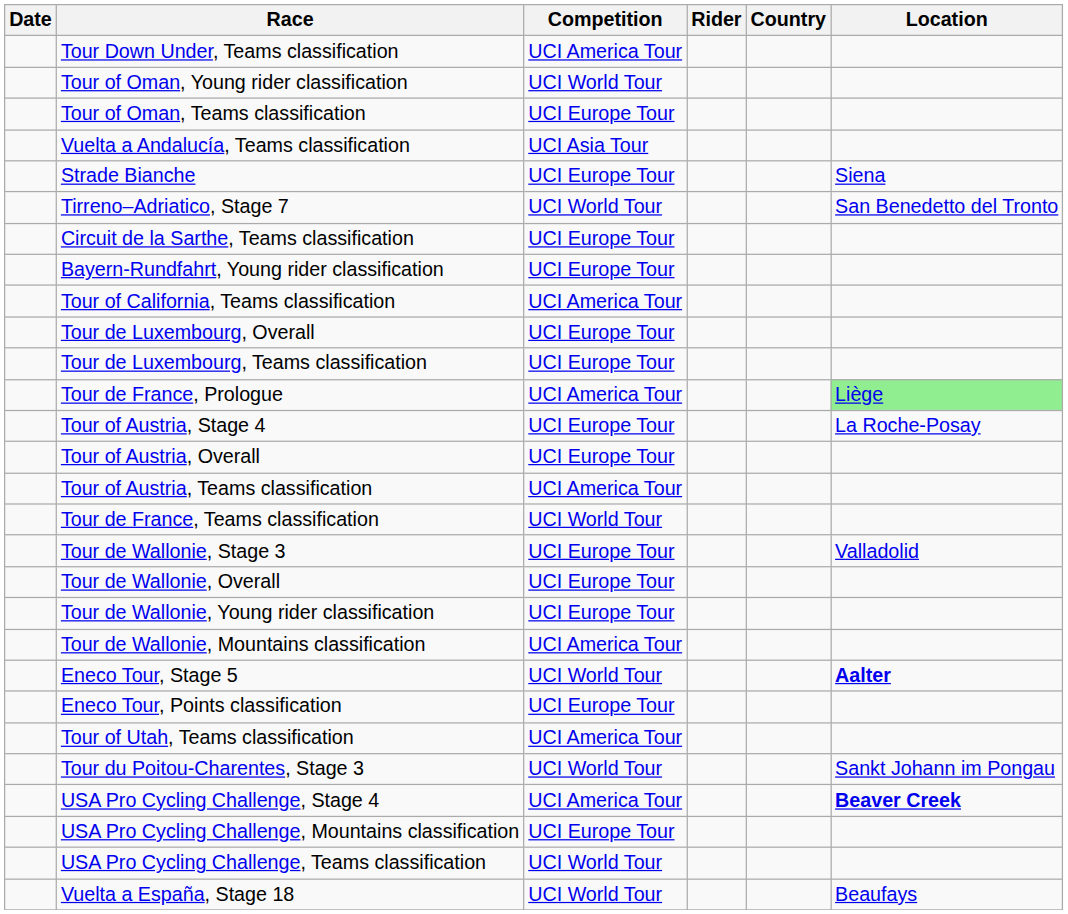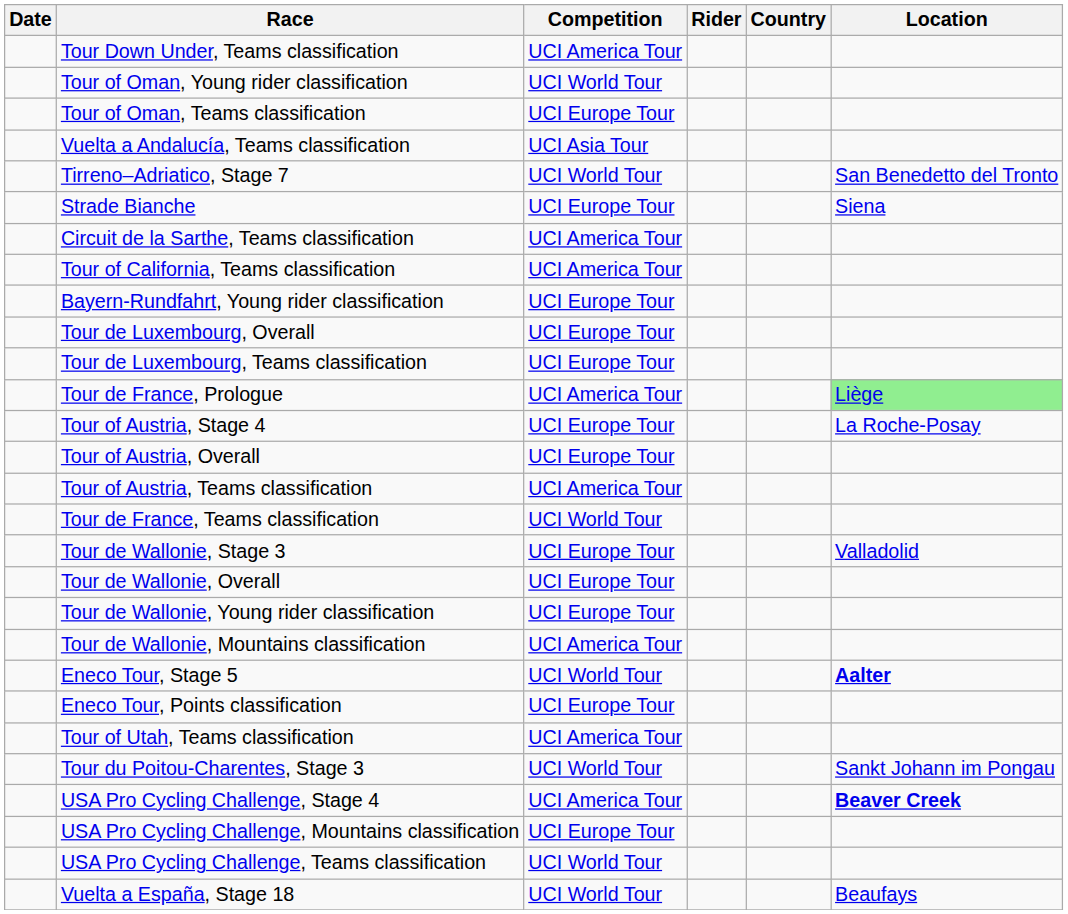rows swapped: (128, 176) <-> (175, 207)
(601, 238) UCI Europe Tour -> (605, 238) UCI America Tour
rows swapped: (228, 301) <-> (252, 269)
